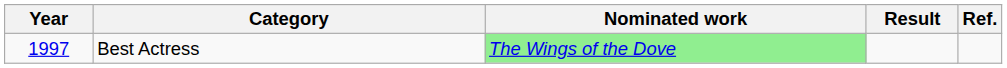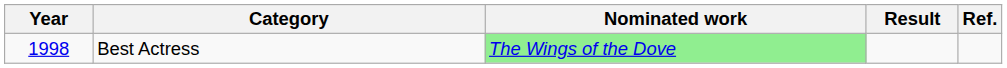(49, 48) 1997 -> (49, 48) 1998
